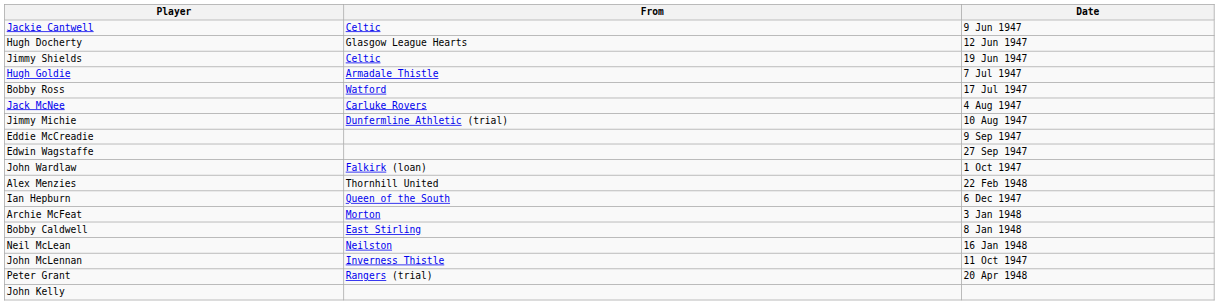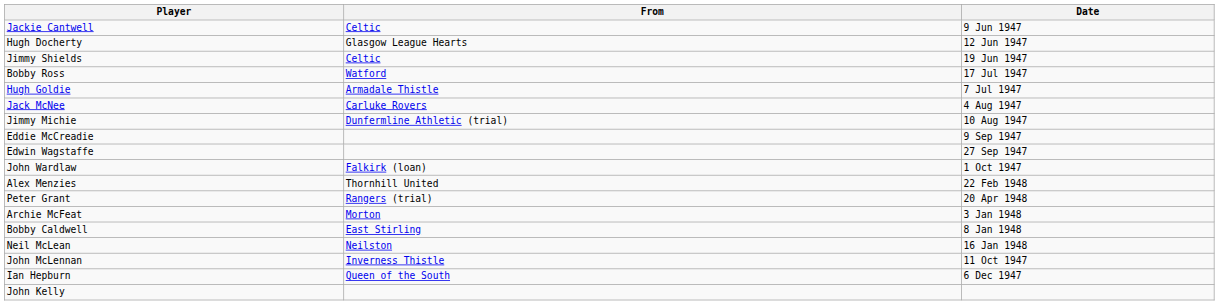rows swapped: (39, 75) <-> (36, 90)
rows swapped: (39, 199) <-> (39, 277)
